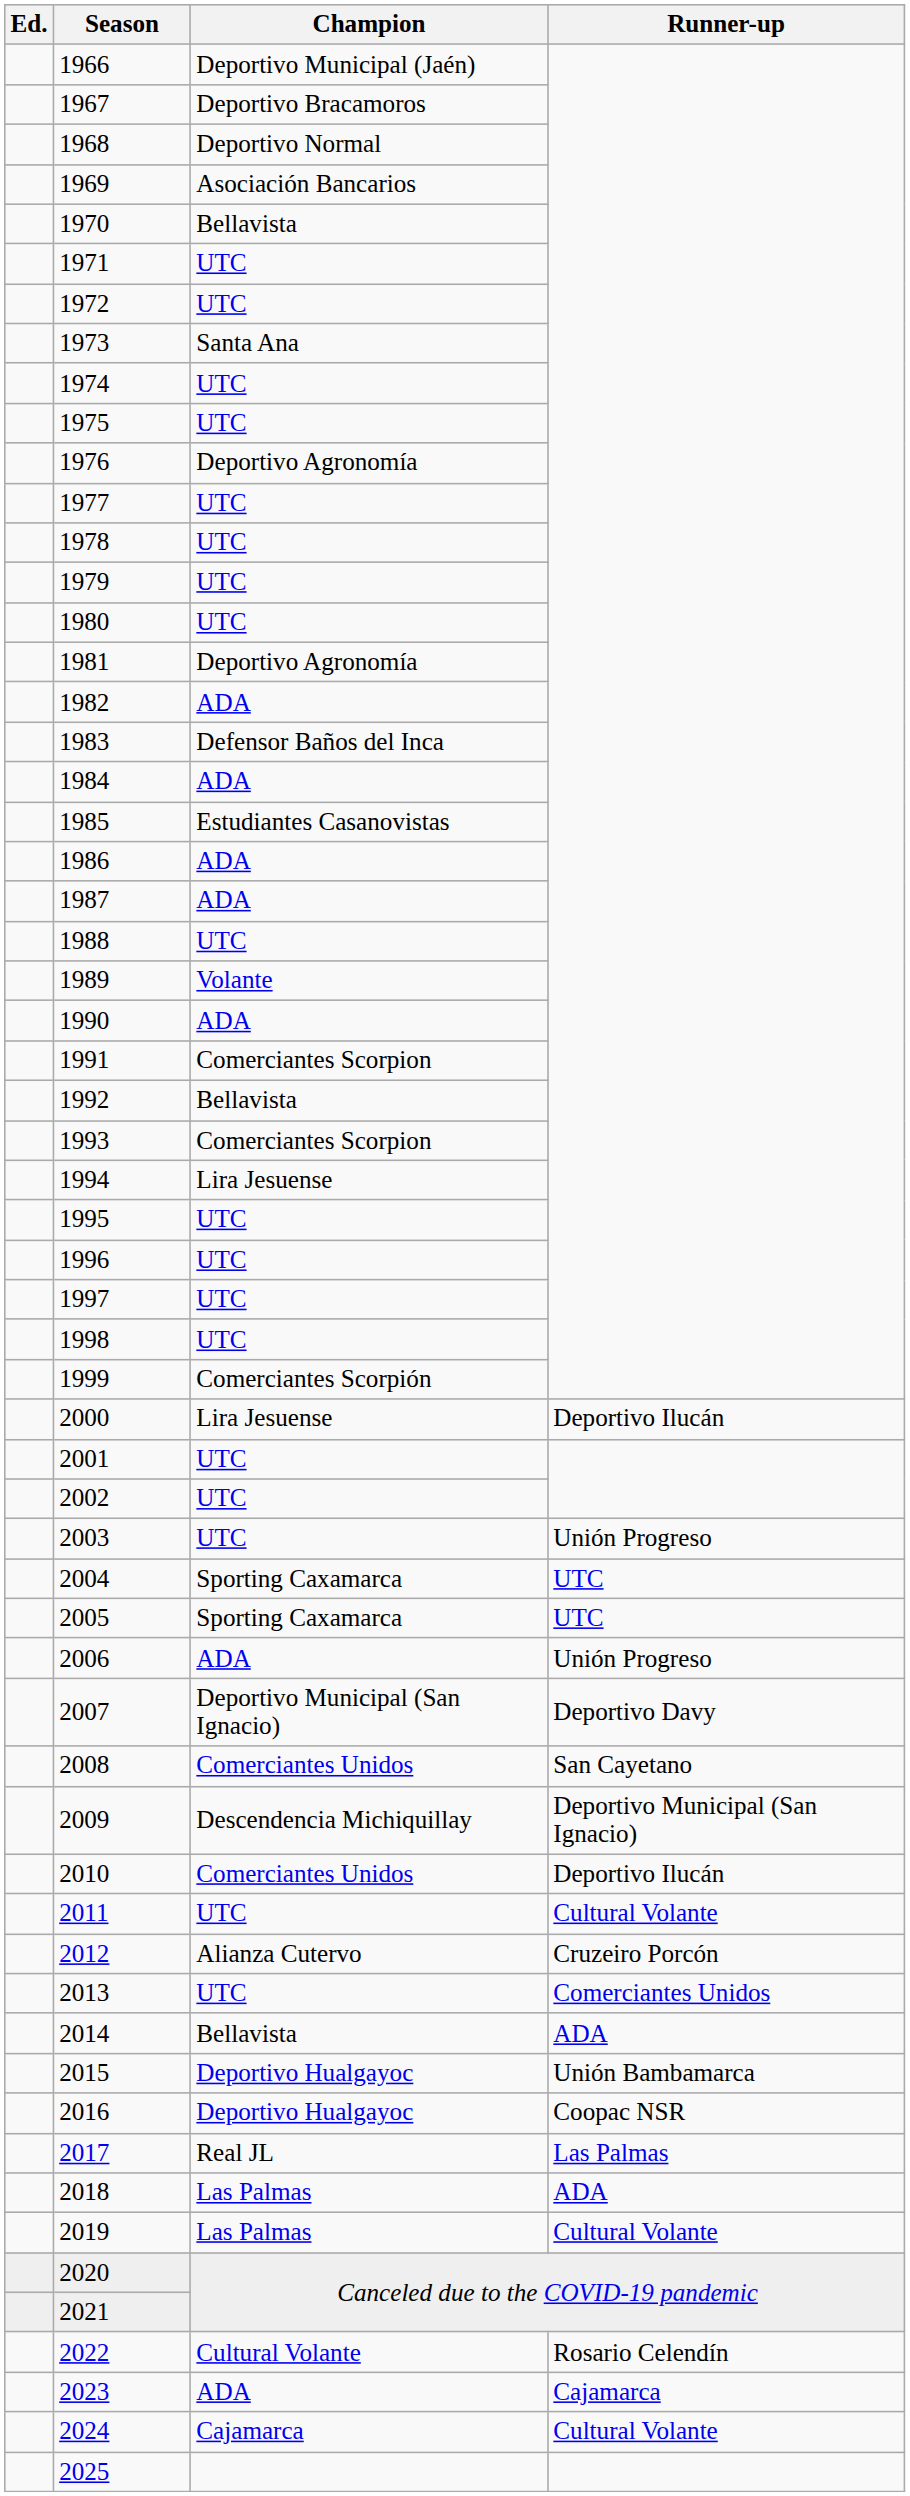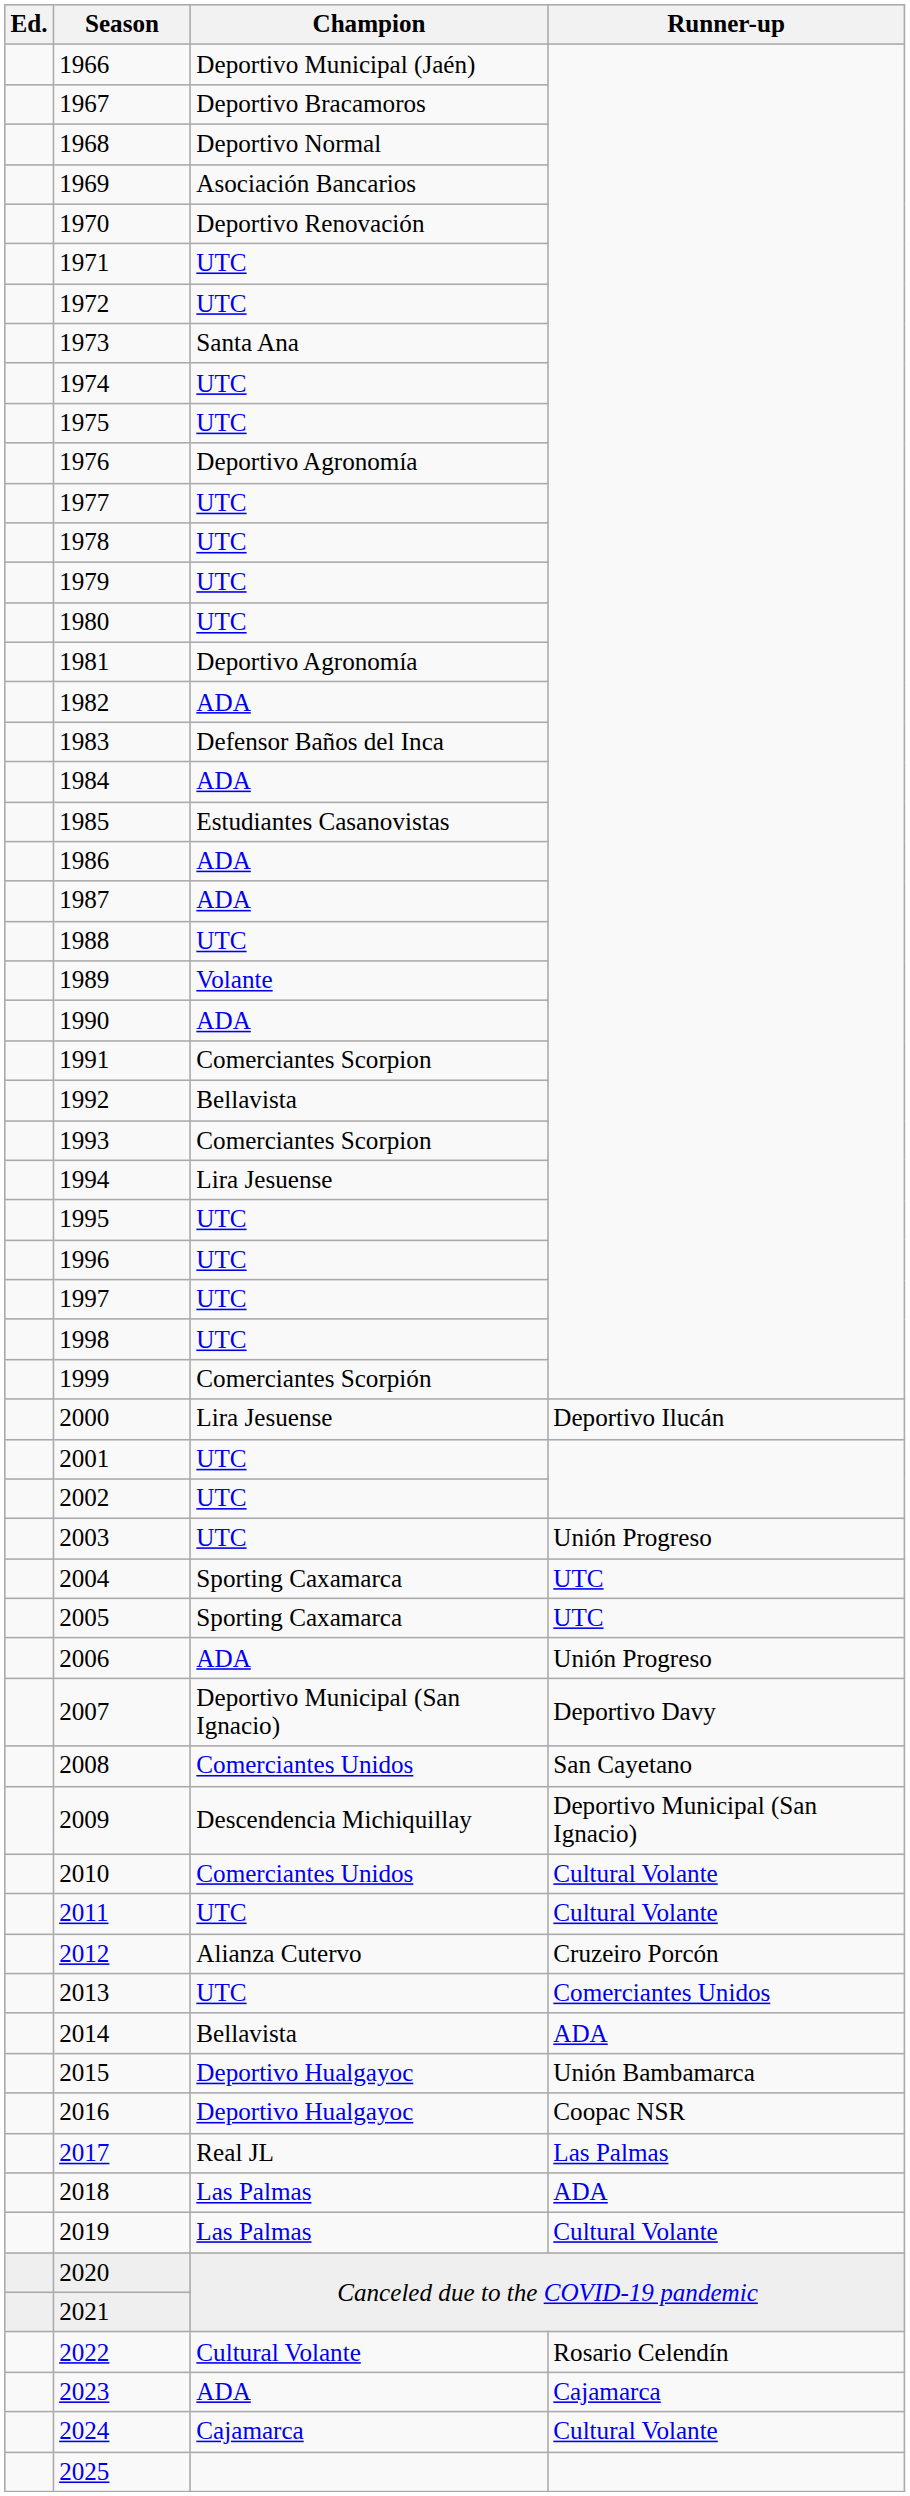(247, 223) Bellavista -> (310, 223) Deportivo Renovación
(639, 1873) Deportivo Ilucán -> (636, 1873) Cultural Volante
